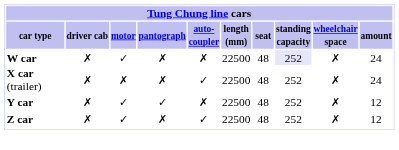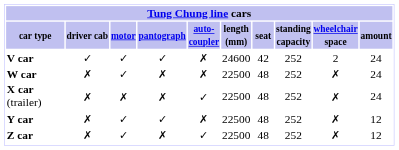+ row: (20, 57)
(293, 57) lavender background -> (293, 74) no background
